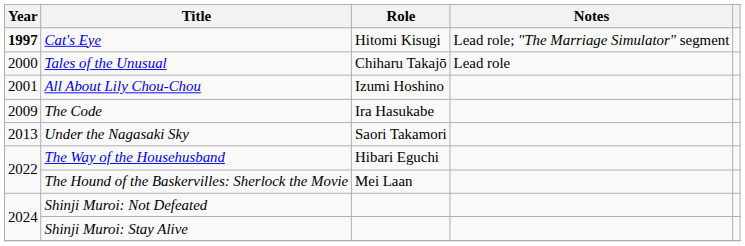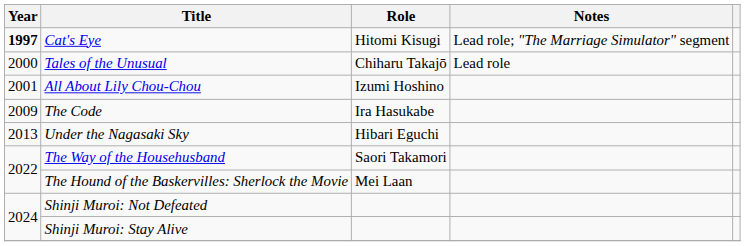(401, 134) Saori Takamori -> (397, 134) Hibari Eguchi
(397, 157) Hibari Eguchi -> (401, 157) Saori Takamori
